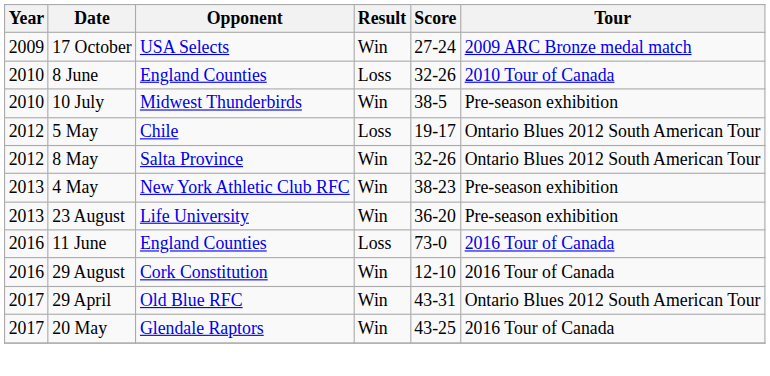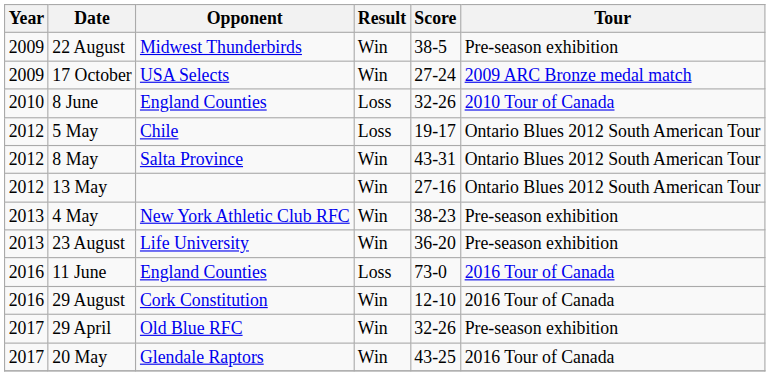+ row: (89, 46)
- row: (78, 103)
(435, 159) 32-26 -> (435, 159) 43-31
+ row: (80, 187)
(435, 300) 43-31 -> (435, 328) 32-26
(613, 300) Ontario Blues 2012 South American Tour -> (541, 328) Pre-season exhibition
